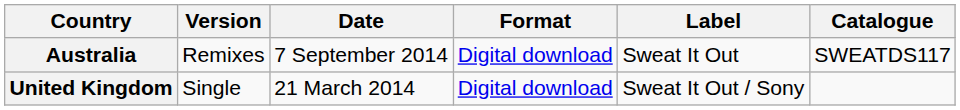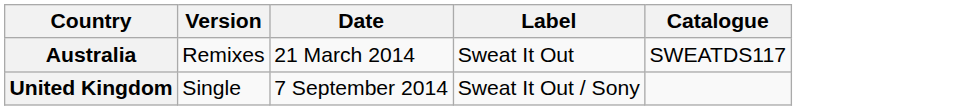- column: (535, 21)
(361, 54) 7 September 2014 -> (345, 54) 21 March 2014
(345, 88) 21 March 2014 -> (361, 88) 7 September 2014
